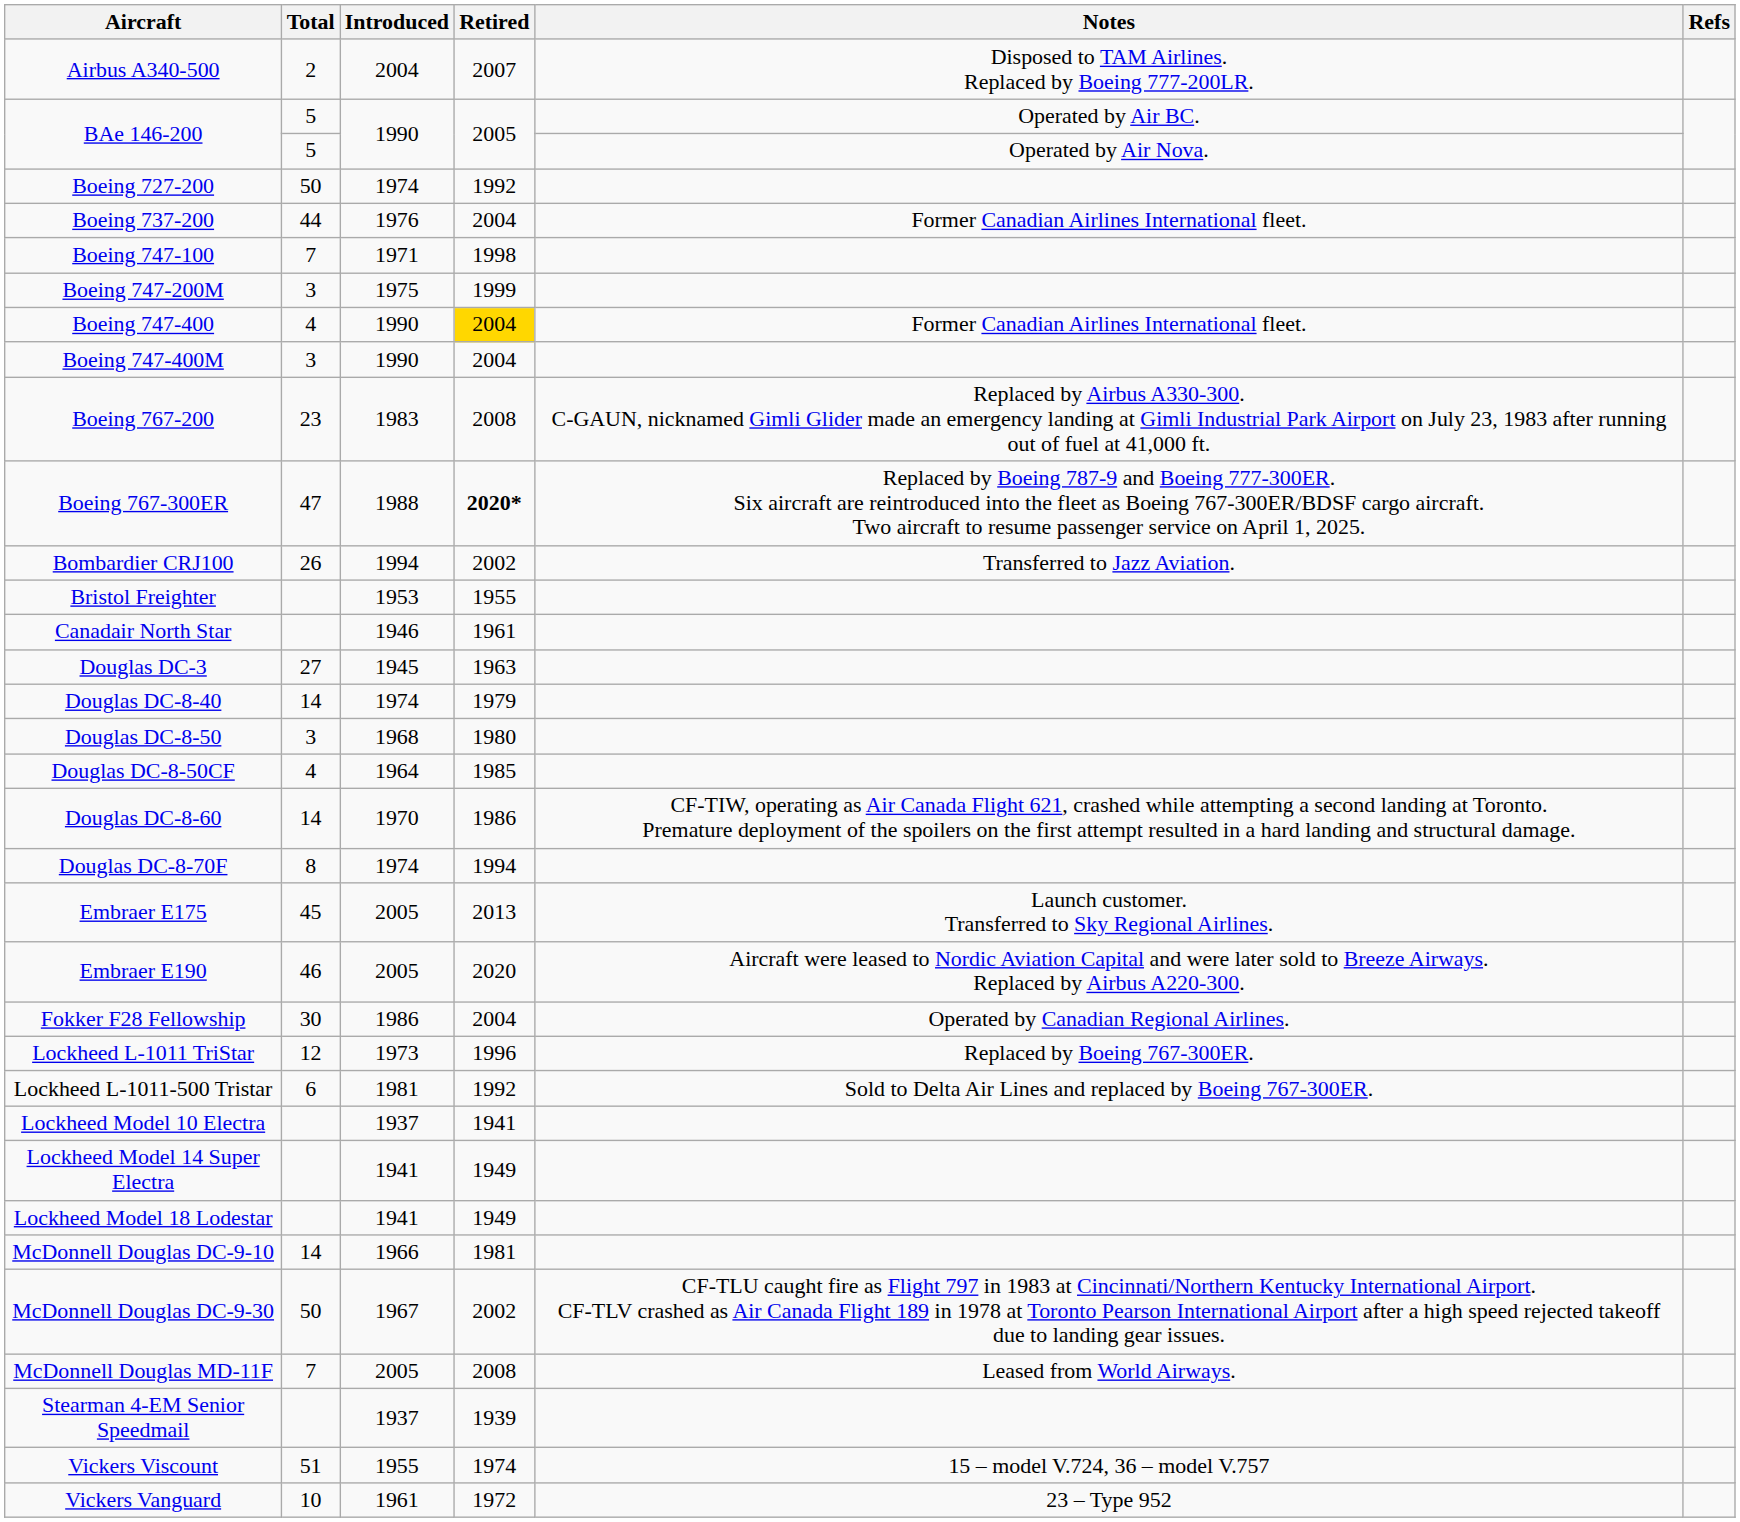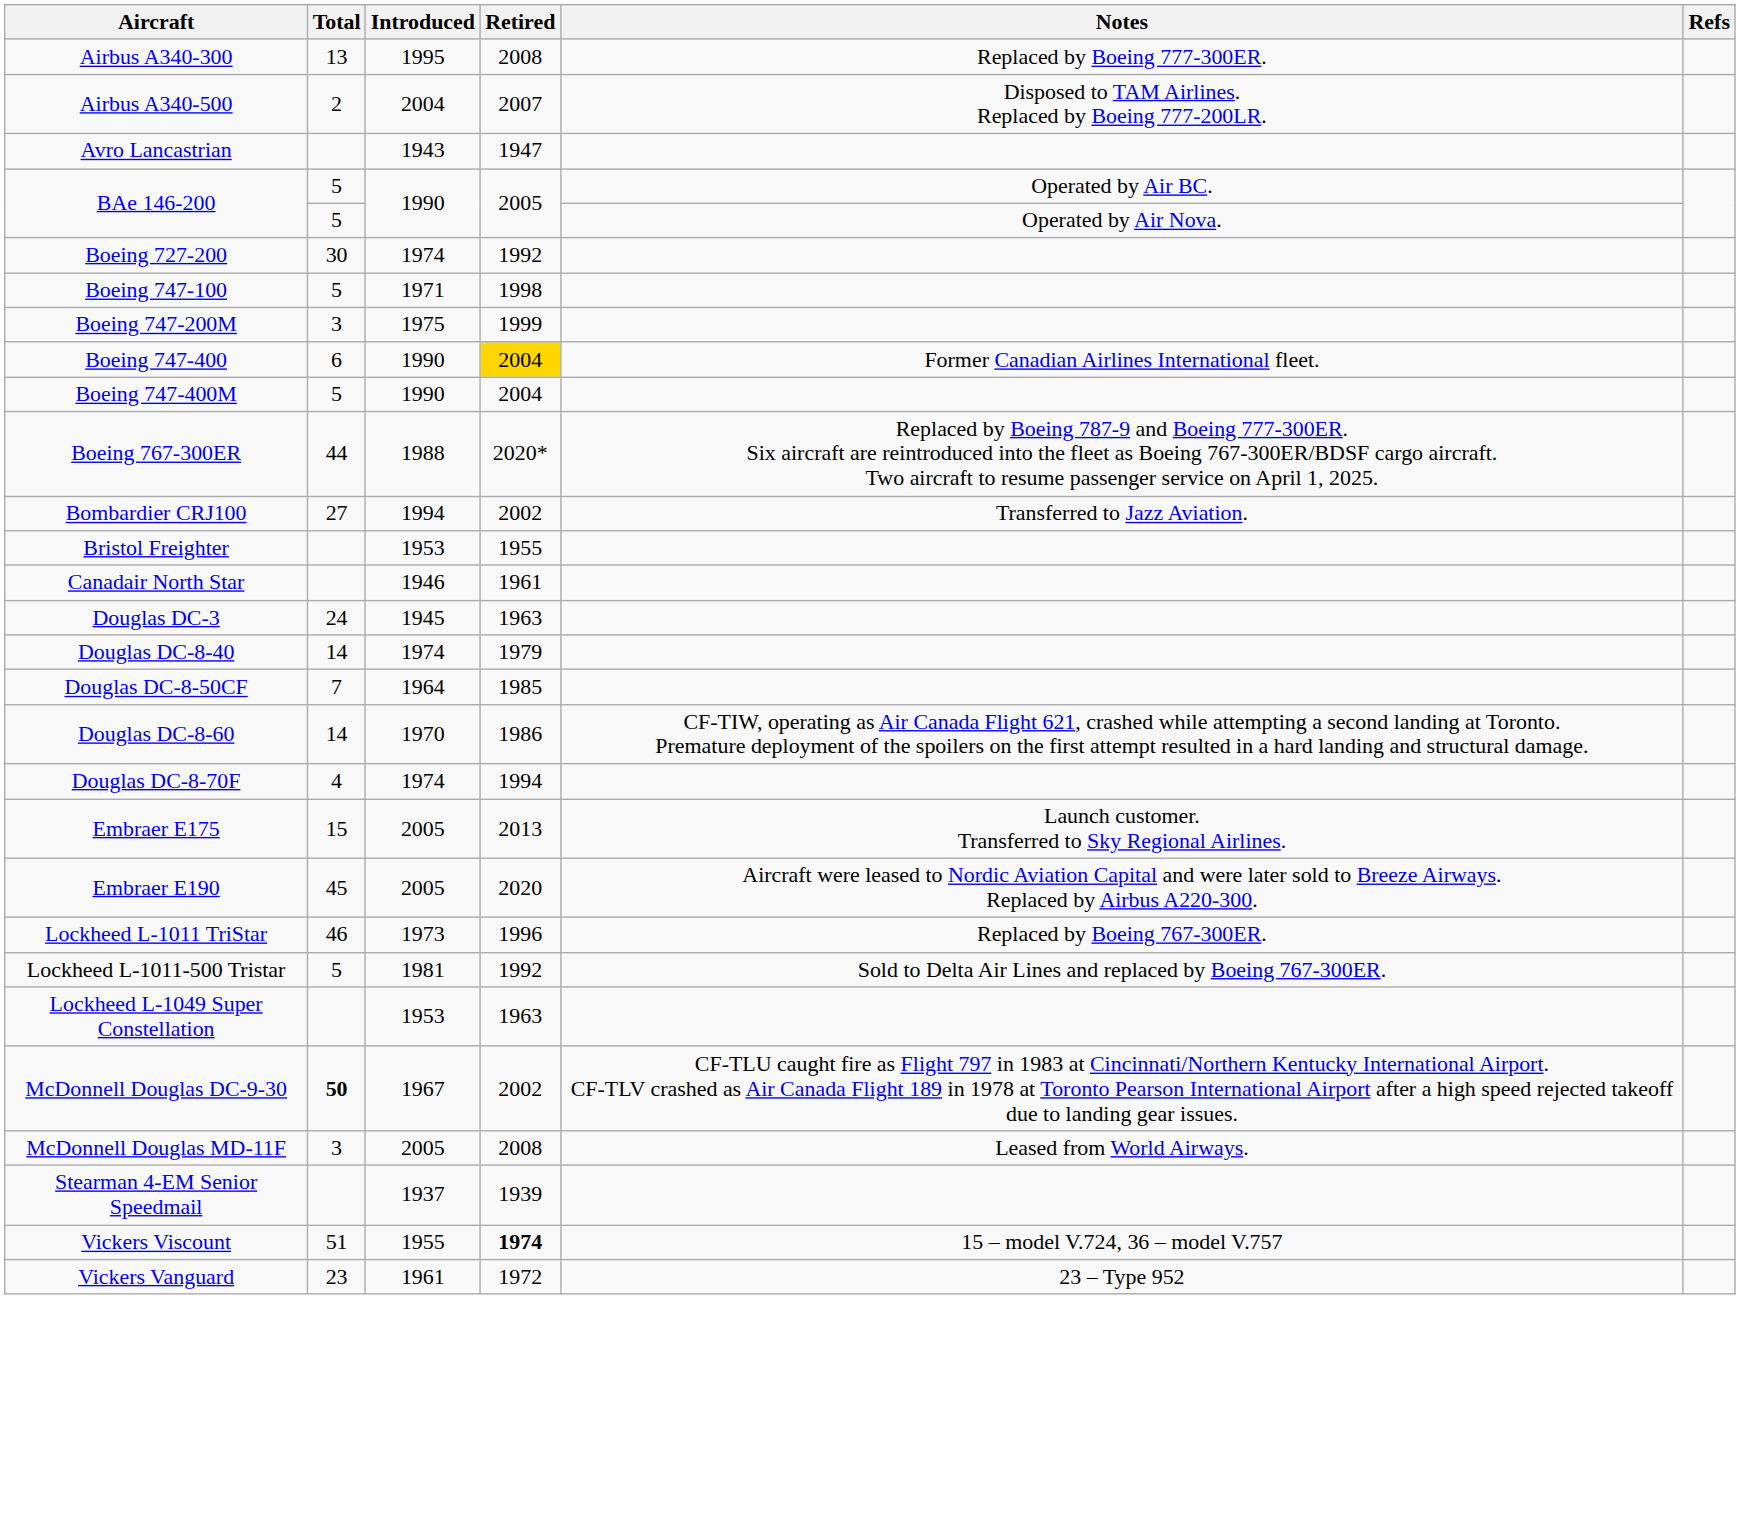+ row: (156, 56)
+ row: (156, 150)
(311, 185) 50 -> (337, 255) 30
- row: (143, 220)
(311, 255) 7 -> (337, 289) 5
(311, 324) 4 -> (337, 359) 6
(311, 359) 3 -> (337, 394) 5
- row: (143, 418)
(311, 502) 47 -> (337, 453) 44
(494, 502) bold -> (520, 453) normal
(311, 562) 26 -> (337, 513) 27
(311, 666) 27 -> (337, 617) 24
- row: (143, 736)
(311, 770) 4 -> (337, 686) 7
(311, 865) 8 -> (337, 781) 4
(311, 912) 45 -> (337, 828) 15
(311, 971) 46 -> (337, 887) 45
- row: (143, 1018)
(311, 1053) 12 -> (337, 934) 46
(311, 1088) 6 -> (337, 969) 5
+ row: (156, 1016)
- row: (143, 1123)
- row: (143, 1170)
- row: (143, 1217)
- row: (143, 1251)
(311, 1311) normal -> (337, 1088) bold
(311, 1370) 7 -> (337, 1147) 3
(494, 1465) normal -> (520, 1241) bold
(311, 1499) 10 -> (337, 1276) 23
